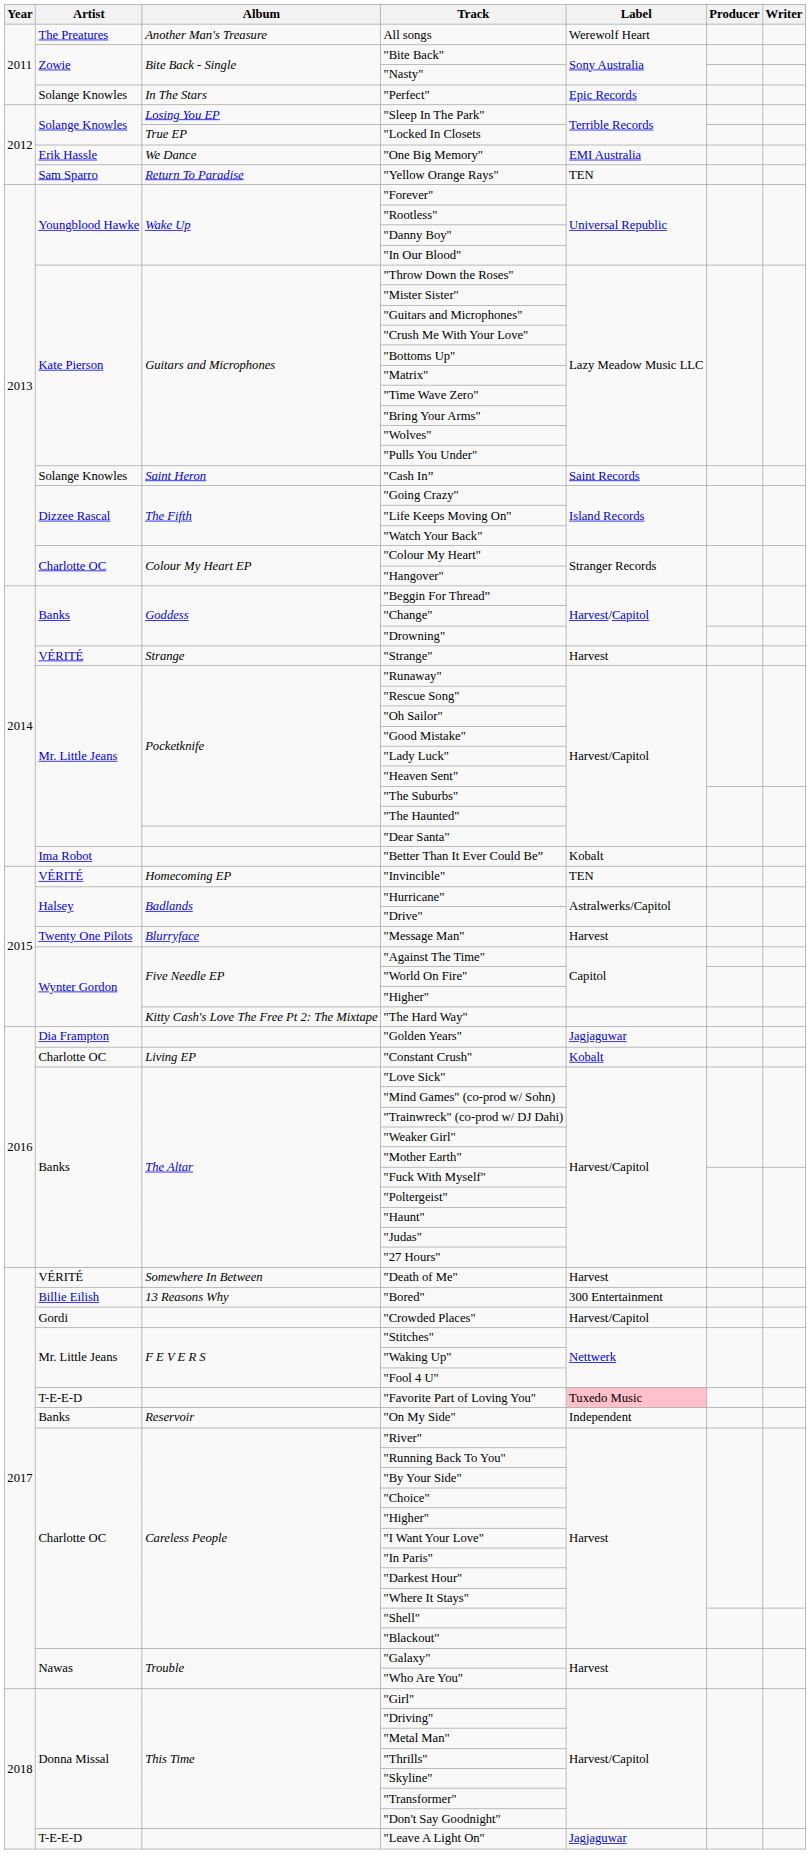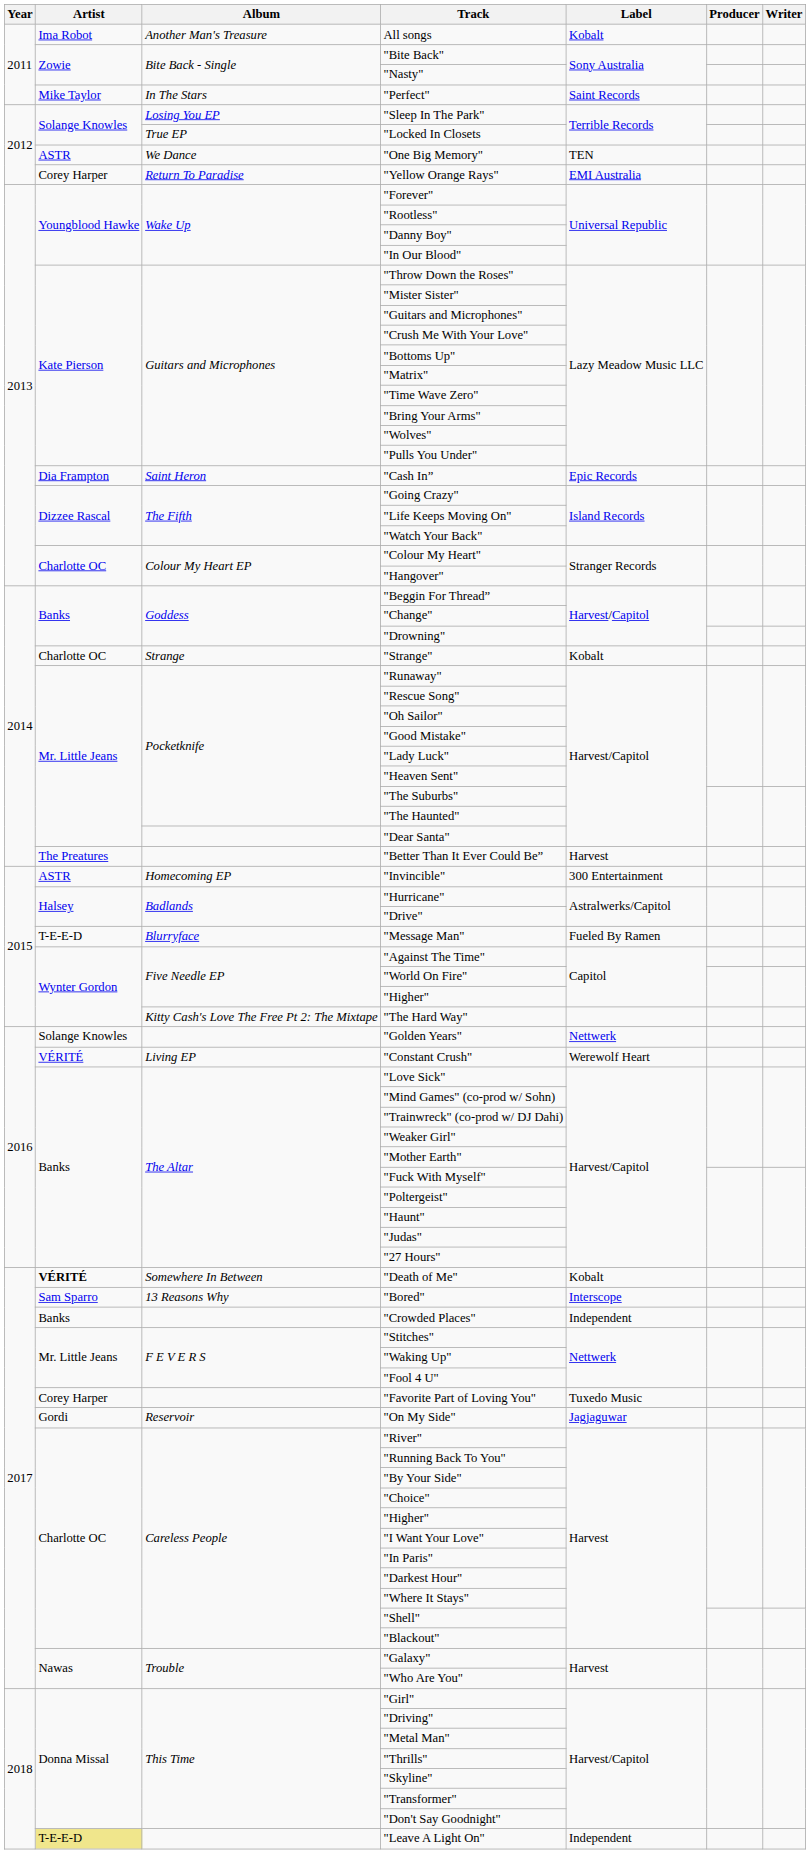(73, 34) The Preatures -> (65, 34) Ima Robot
(609, 34) Werewolf Heart -> (586, 34) Kobalt
(83, 94) Solange Knowles -> (70, 94) Mike Taylor
(603, 94) Epic Records -> (604, 94) Saint Records
(68, 154) Erik Hassle -> (55, 154) ASTR
(605, 154) EMI Australia -> (581, 154) TEN
(68, 174) Sam Sparro -> (73, 174) Corey Harper
(581, 174) TEN -> (605, 174) EMI Australia
(83, 475) Solange Knowles -> (74, 475) Dia Frampton
(604, 475) Saint Records -> (603, 475) Epic Records
(61, 656) VÉRITÉ -> (72, 656) Charlotte OC
(589, 656) Harvest -> (586, 656) Kobalt
(65, 856) Ima Robot -> (73, 856) The Preatures
(586, 856) Kobalt -> (589, 856) Harvest
(61, 876) VÉRITÉ -> (55, 876) ASTR
(581, 876) TEN -> (616, 876) 300 Entertainment
(85, 936) Twenty One Pilots -> (60, 936) T-E-E-D
(589, 936) Harvest -> (615, 936) Fueled By Ramen
(74, 1036) Dia Frampton -> (83, 1036) Solange Knowles
(598, 1036) Jagjaguwar -> (593, 1036) Nettwerk
(72, 1056) Charlotte OC -> (61, 1056) VÉRITÉ
(586, 1056) Kobalt -> (609, 1056) Werewolf Heart
(61, 1277) normal -> (63, 1277) bold
(589, 1277) Harvest -> (586, 1277) Kobalt
(69, 1297) Billie Eilish -> (68, 1297) Sam Sparro
(616, 1297) 300 Entertainment -> (595, 1297) Interscope
(53, 1317) Gordi -> (54, 1317) Banks
(609, 1317) Harvest/Capitol -> (600, 1317) Independent
(60, 1397) T-E-E-D -> (73, 1397) Corey Harper
(606, 1397) pink background -> (606, 1397) no background
(54, 1417) Banks -> (53, 1417) Gordi
(600, 1417) Independent -> (598, 1417) Jagjaguwar
(60, 1838) no background -> (60, 1838) khaki background
(598, 1838) Jagjaguwar -> (600, 1838) Independent
